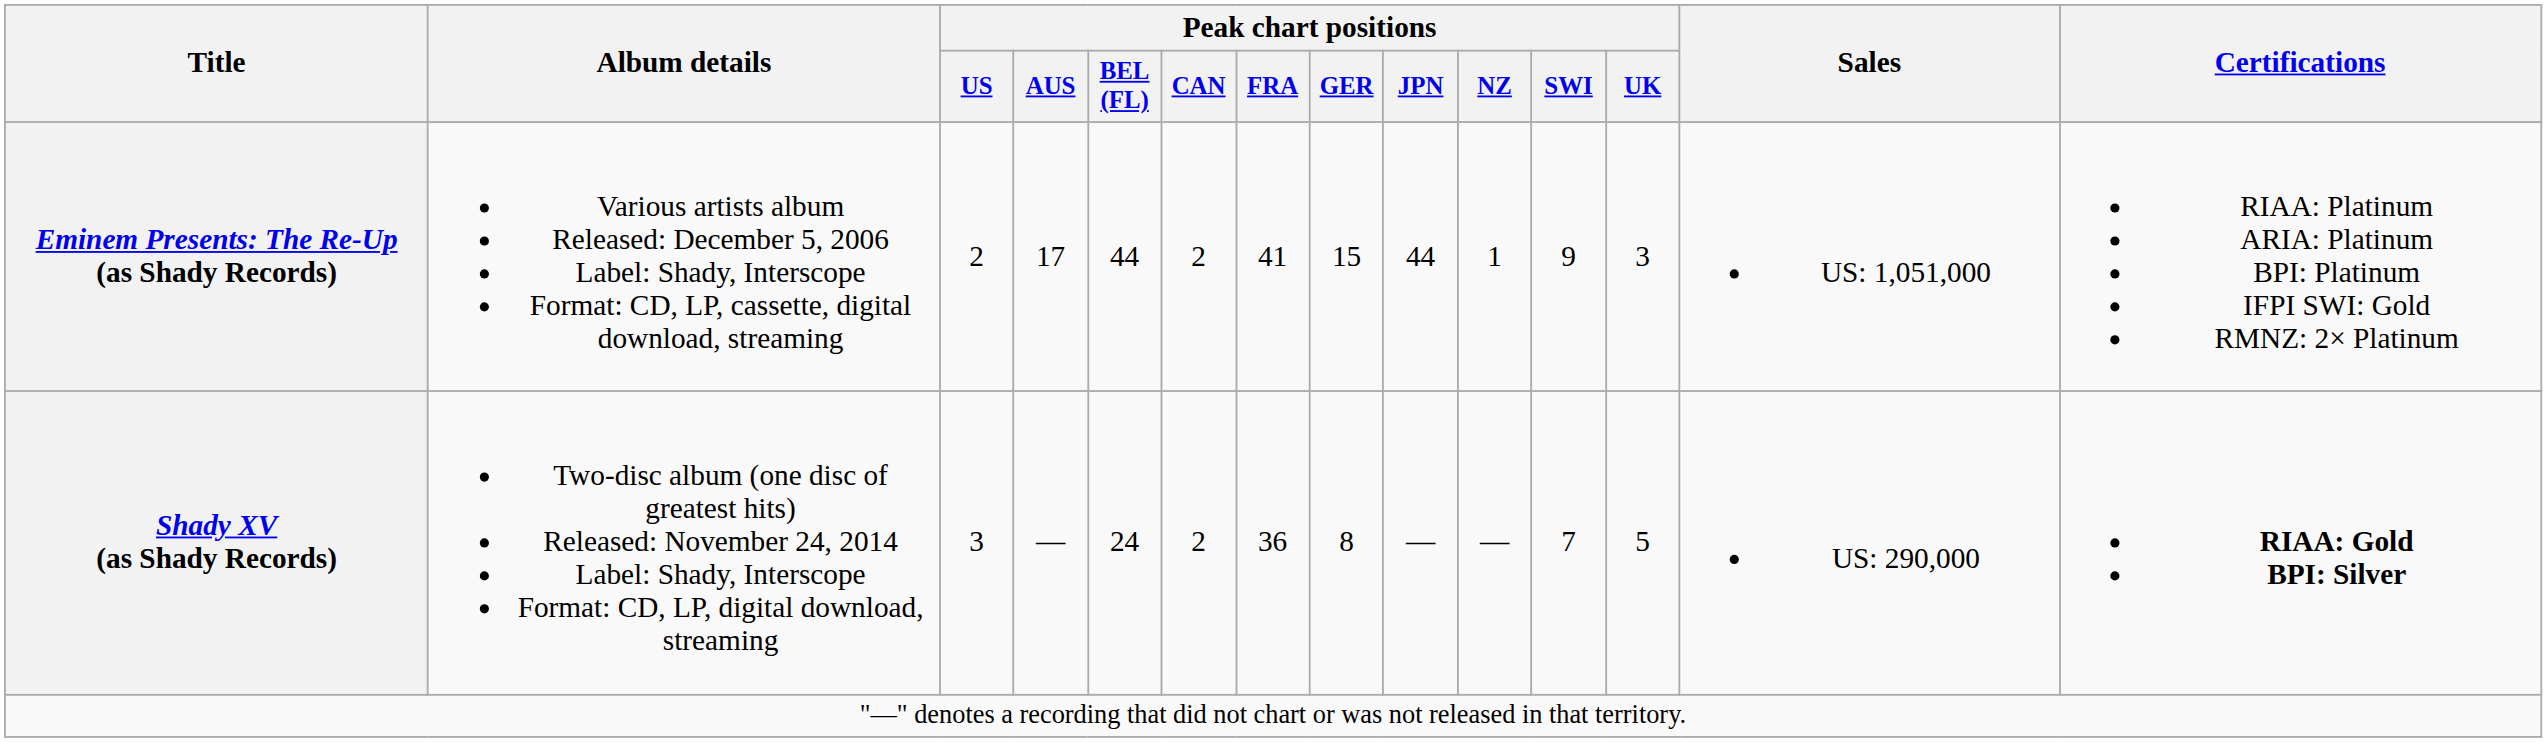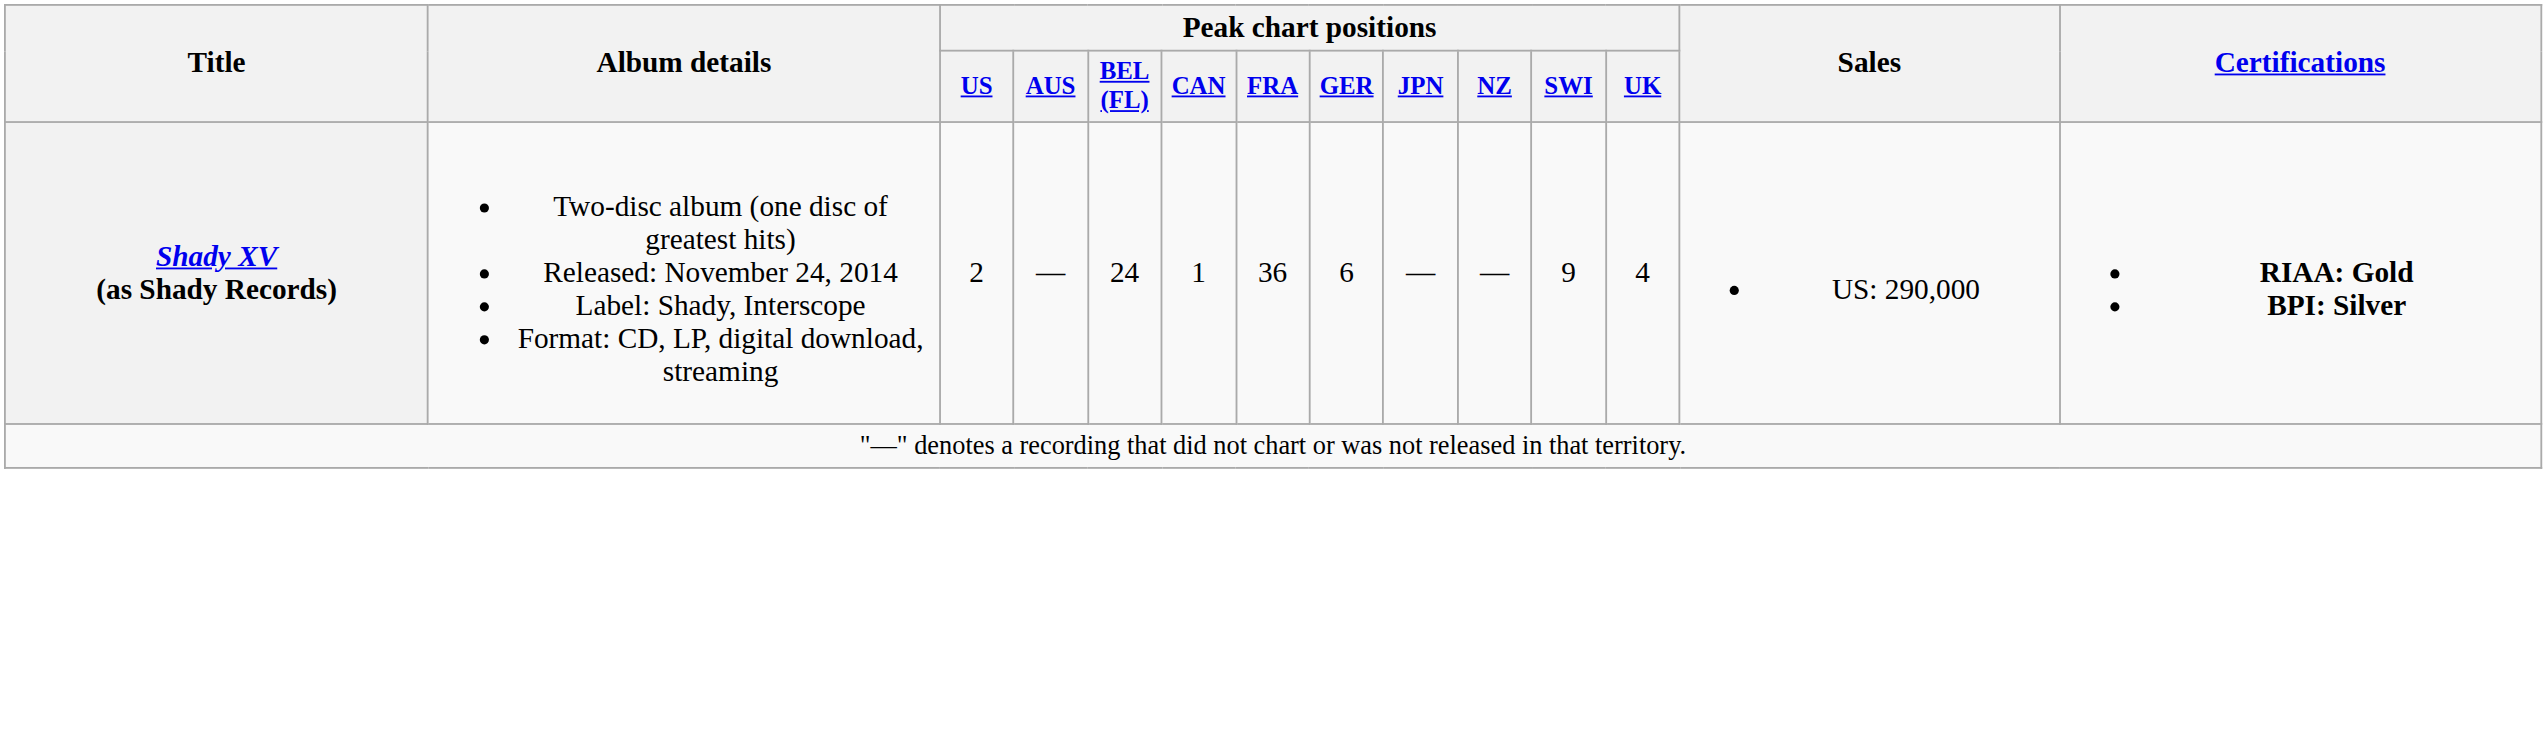- row: (217, 256)
(977, 542) 3 -> (977, 272) 2
(1199, 542) 2 -> (1199, 272) 1
(1347, 542) 8 -> (1347, 272) 6
(1569, 542) 7 -> (1569, 272) 9
(1643, 542) 5 -> (1643, 272) 4
